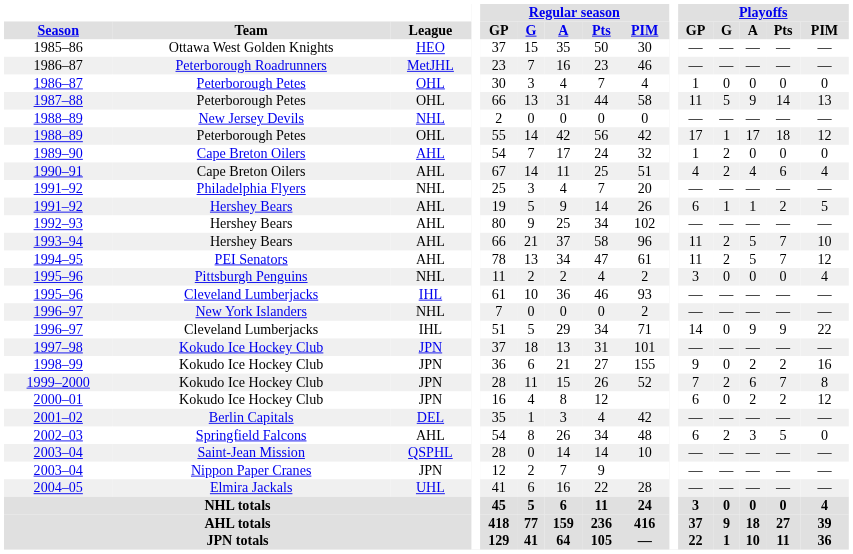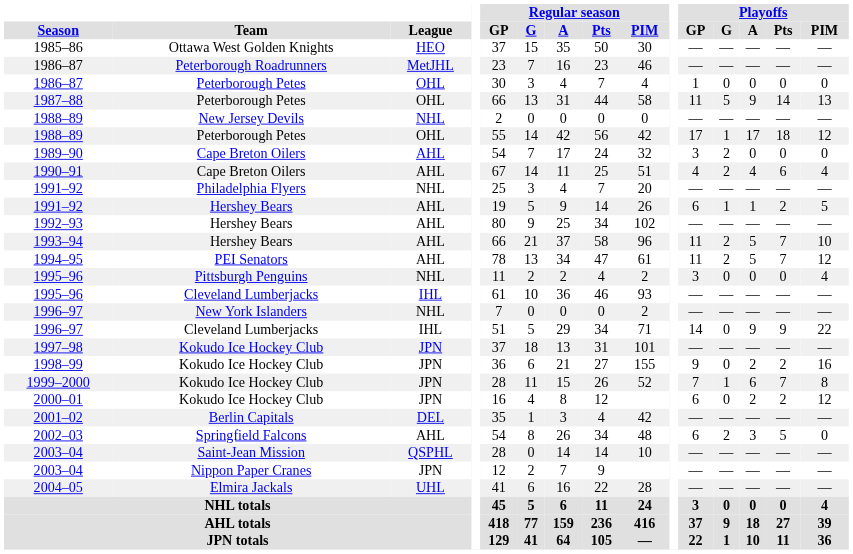(695, 153) 1 -> (695, 153) 3
(726, 382) 2 -> (726, 382) 1
